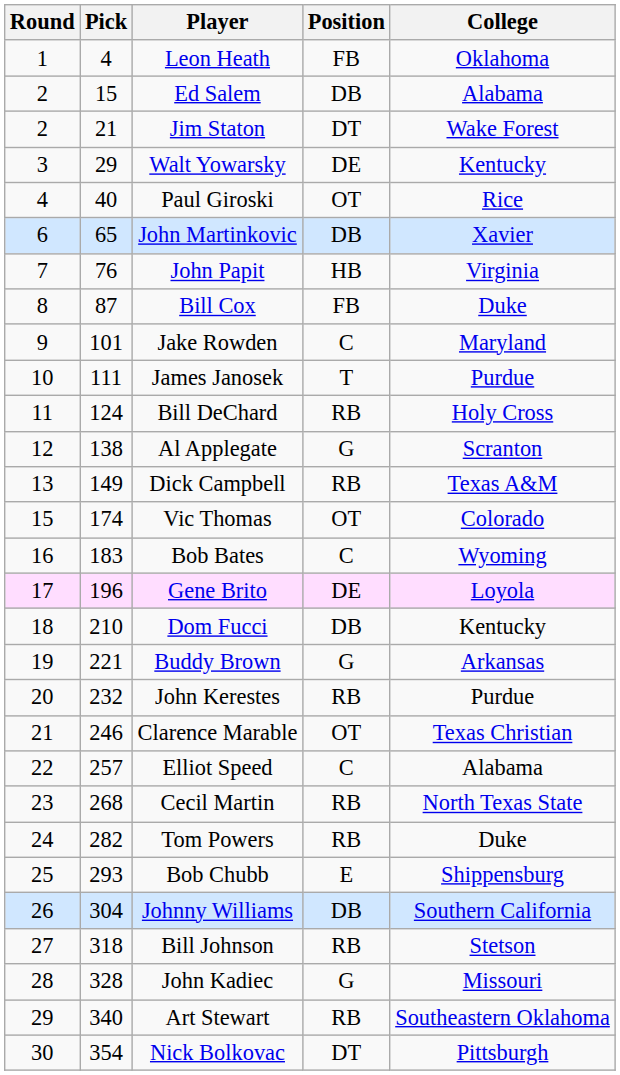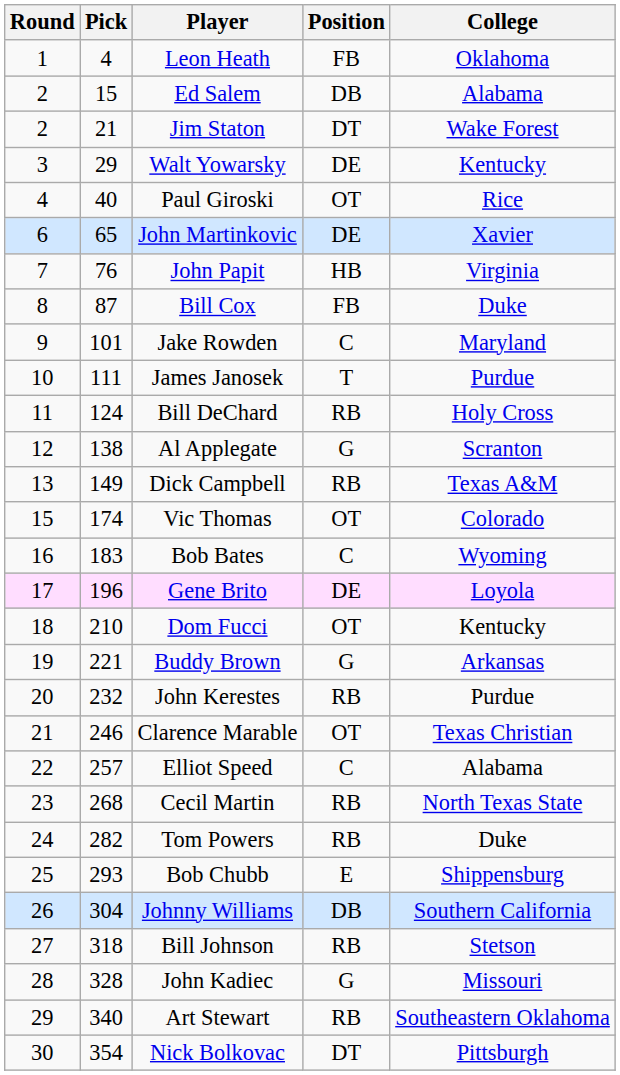(346, 235) DB -> (346, 235) DE
(346, 626) DB -> (346, 626) OT
